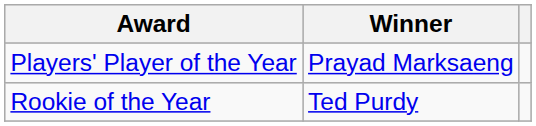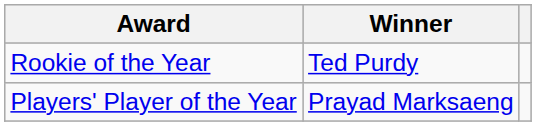rows swapped: (154, 62) <-> (110, 101)
